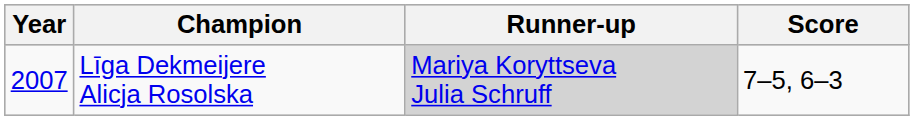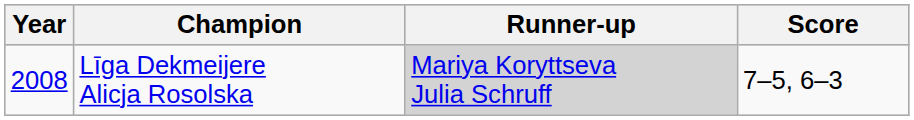(39, 79) 2007 -> (39, 79) 2008
